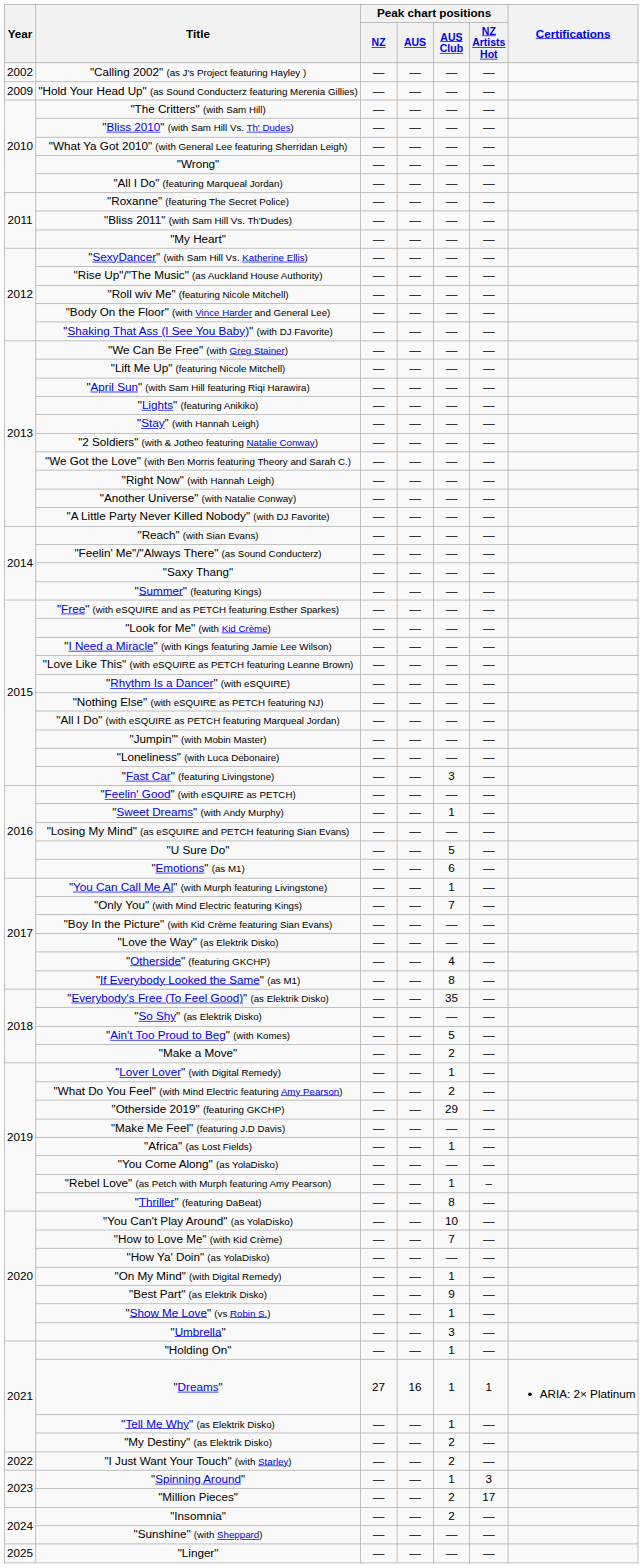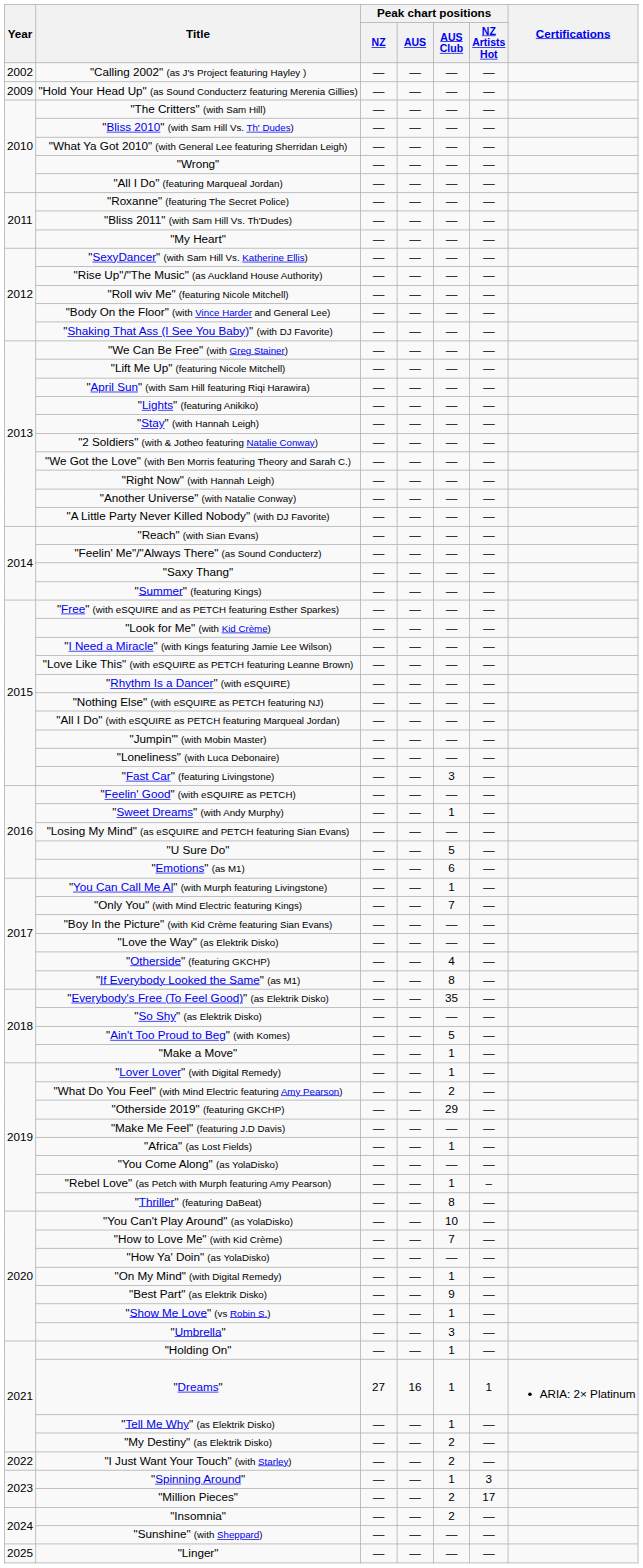(451, 1054) 2 -> (451, 1054) 1
